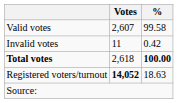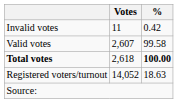rows swapped: (29, 28) <-> (32, 43)
(125, 75) bold -> (125, 75) normal
